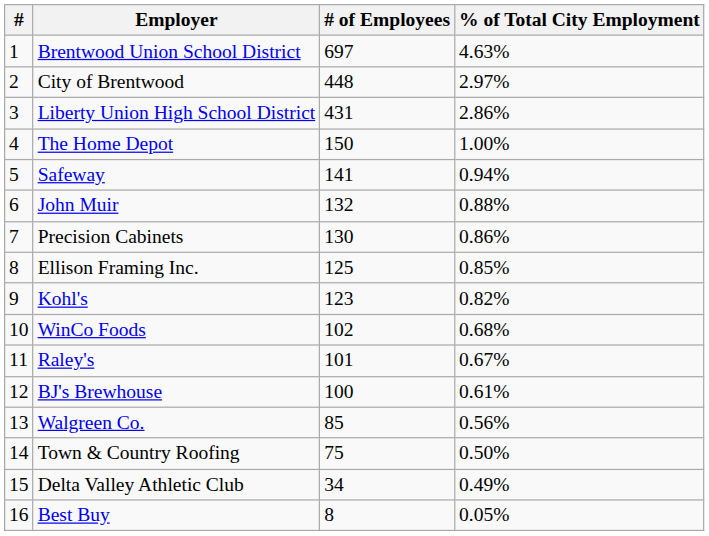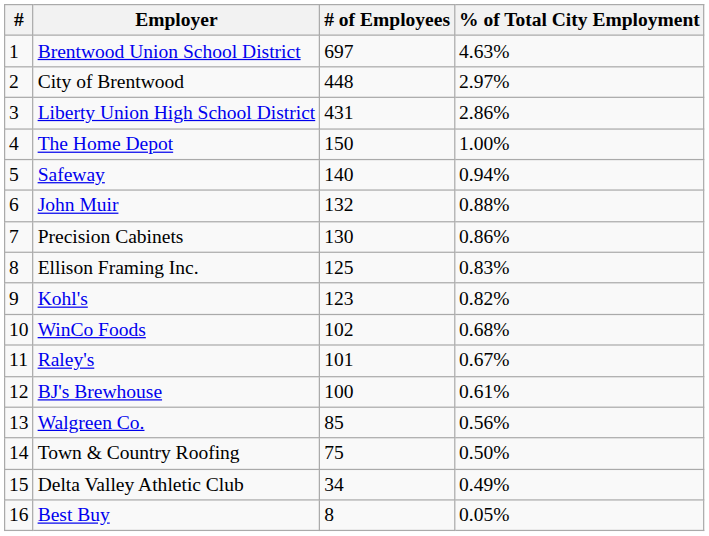(339, 174) 141 -> (339, 174) 140
(484, 267) 0.85% -> (484, 267) 0.83%
